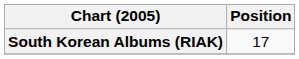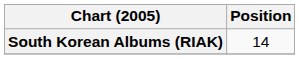(261, 41) 17 -> (261, 41) 14
